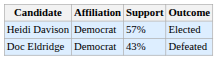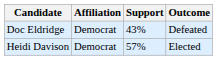rows swapped: (38, 30) <-> (36, 47)
